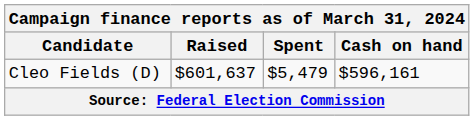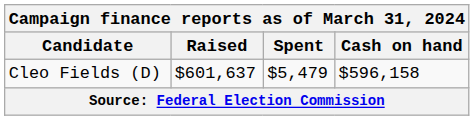(379, 74) $596,161 -> (379, 74) $596,158
